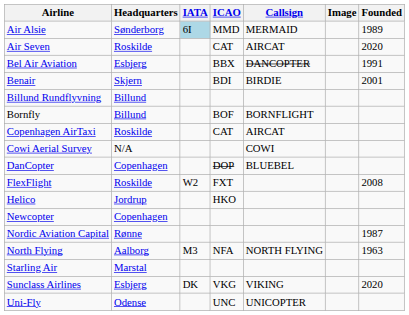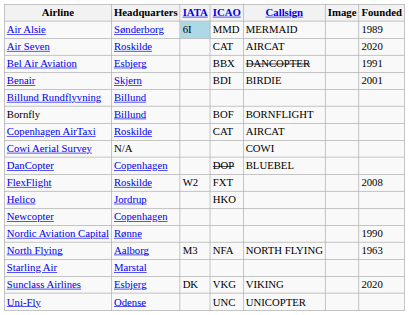(372, 234) 1987 -> (372, 234) 1990
